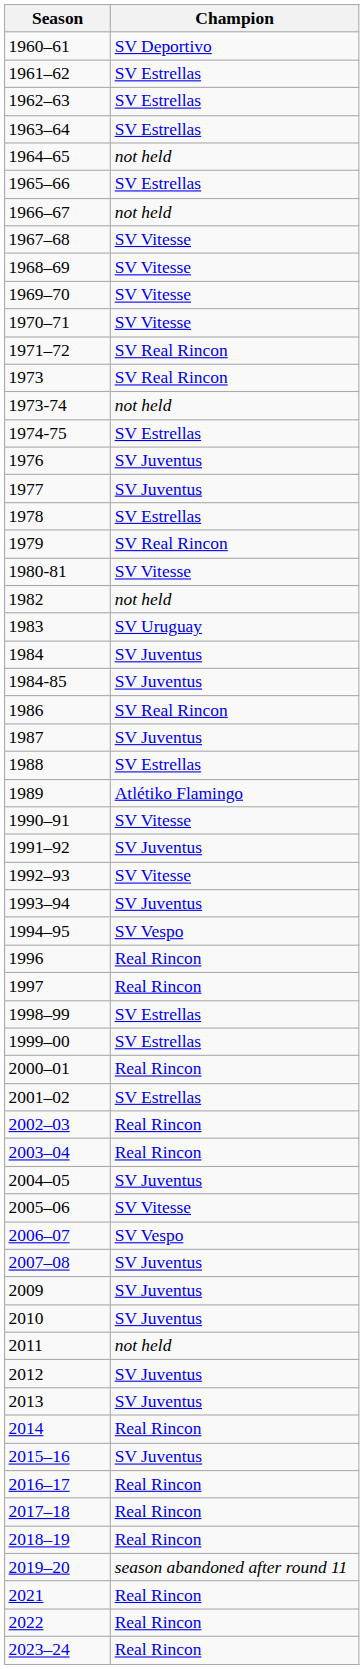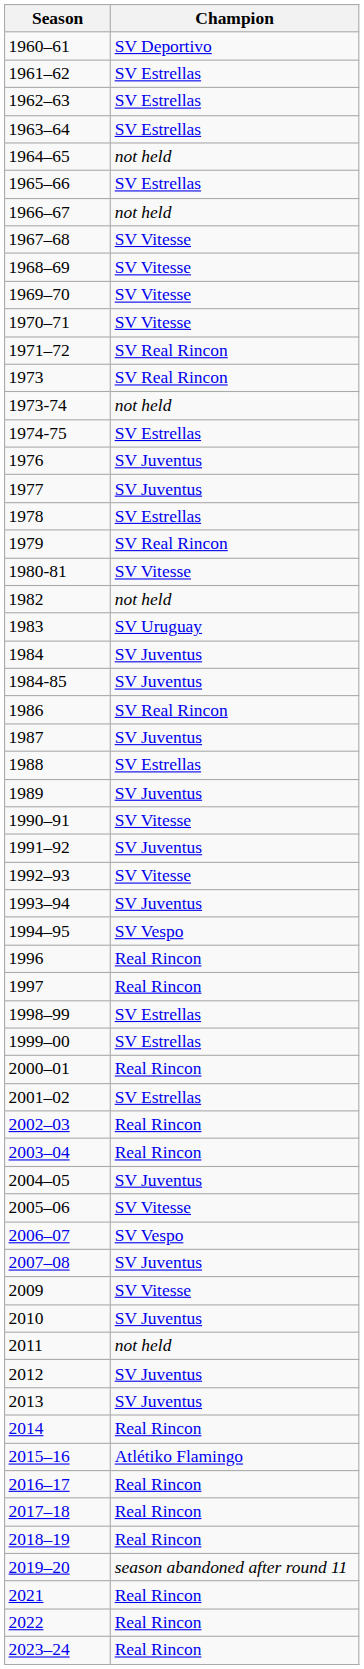(179, 792) Atlétiko Flamingo -> (158, 792) SV Juventus
(158, 1290) SV Juventus -> (153, 1290) SV Vitesse
(158, 1456) SV Juventus -> (179, 1456) Atlétiko Flamingo
